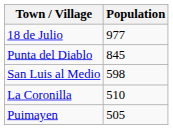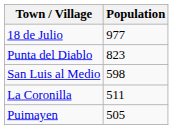(116, 54) 845 -> (116, 54) 823
(116, 94) 510 -> (115, 94) 511
